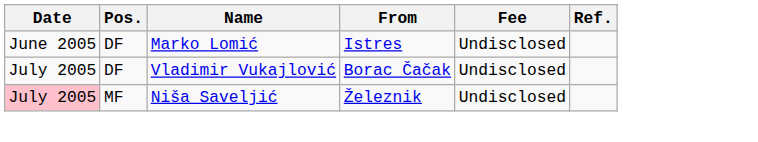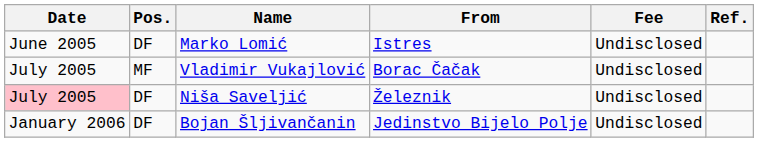(114, 71) DF -> (143, 71) MF
(114, 97) MF -> (143, 97) DF
+ row: (268, 124)
